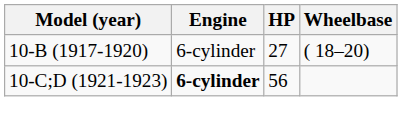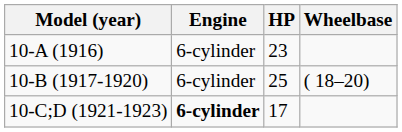+ row: (56, 50)
(278, 50) 27 -> (278, 80) 25
(278, 80) 56 -> (278, 111) 17
